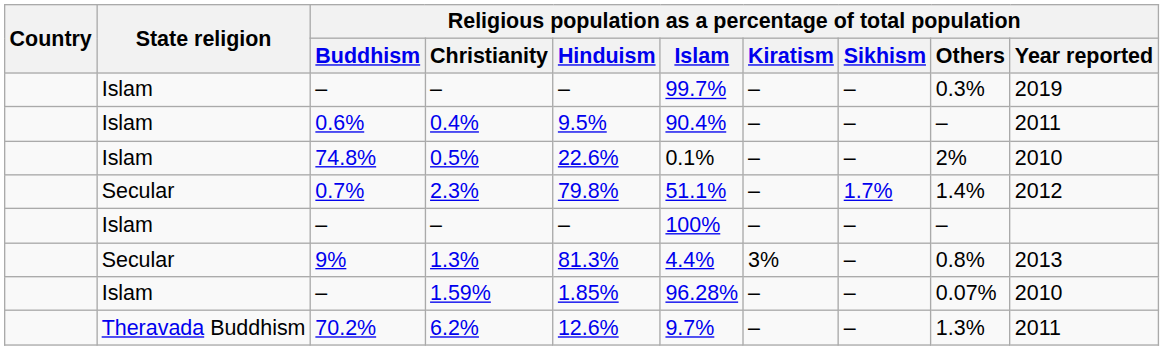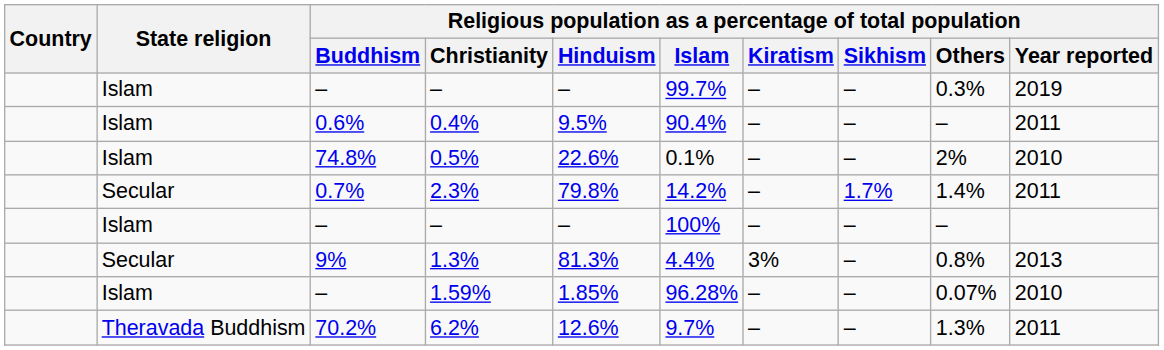(696, 191) 51.1% -> (696, 191) 14.2%
(1039, 191) 2012 -> (1038, 191) 2011
